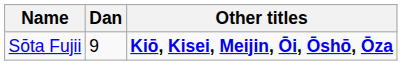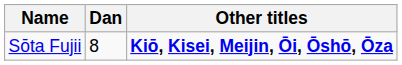(94, 45) 9 -> (94, 45) 8
